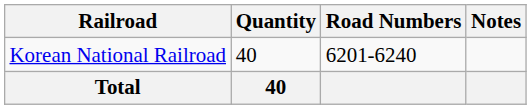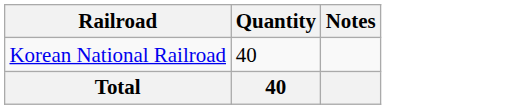- column: (394, 21)
